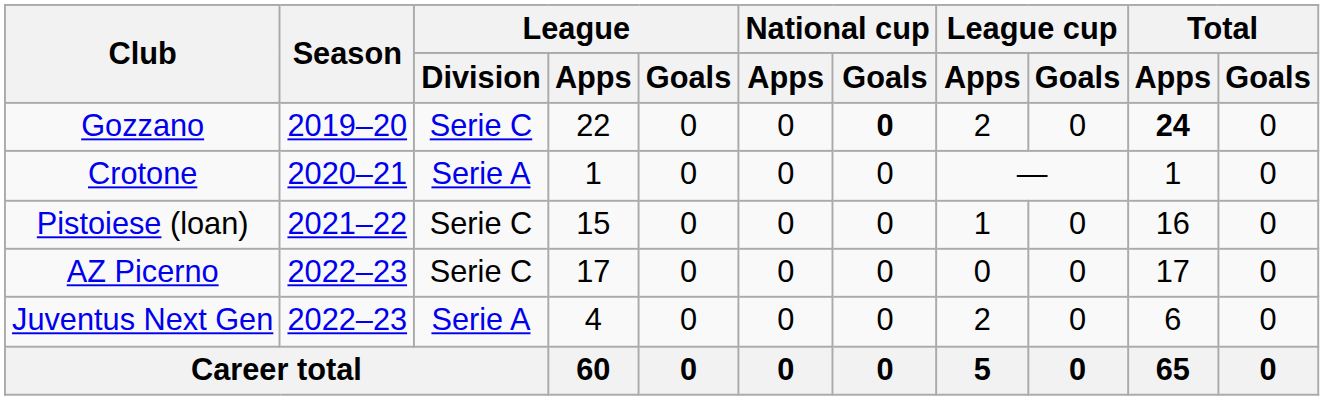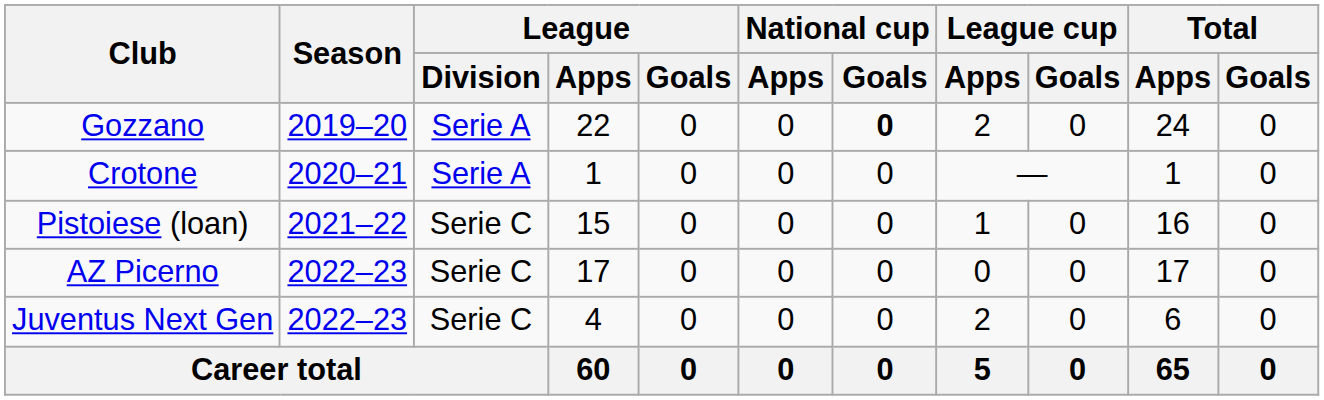(481, 126) Serie C -> (481, 126) Serie A
(1173, 126) bold -> (1173, 126) normal
(481, 321) Serie A -> (481, 321) Serie C
